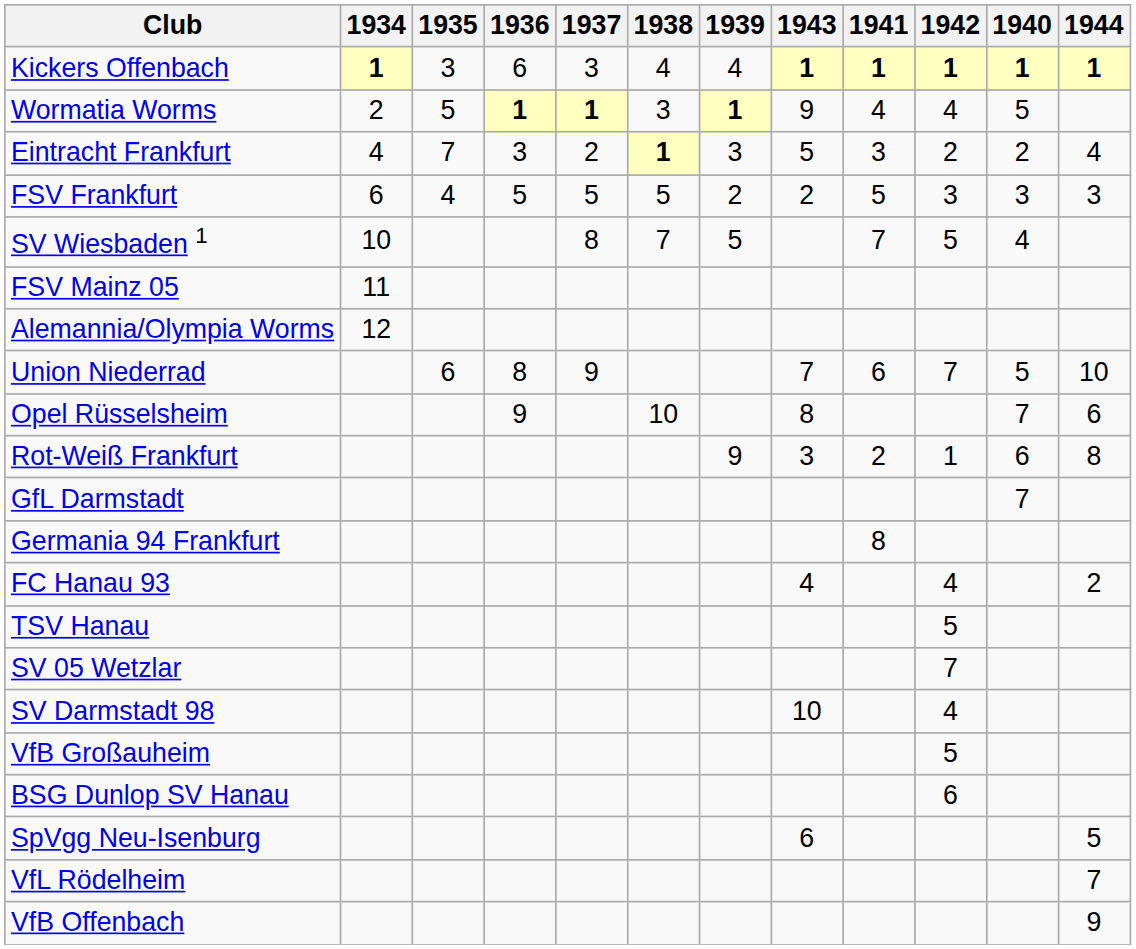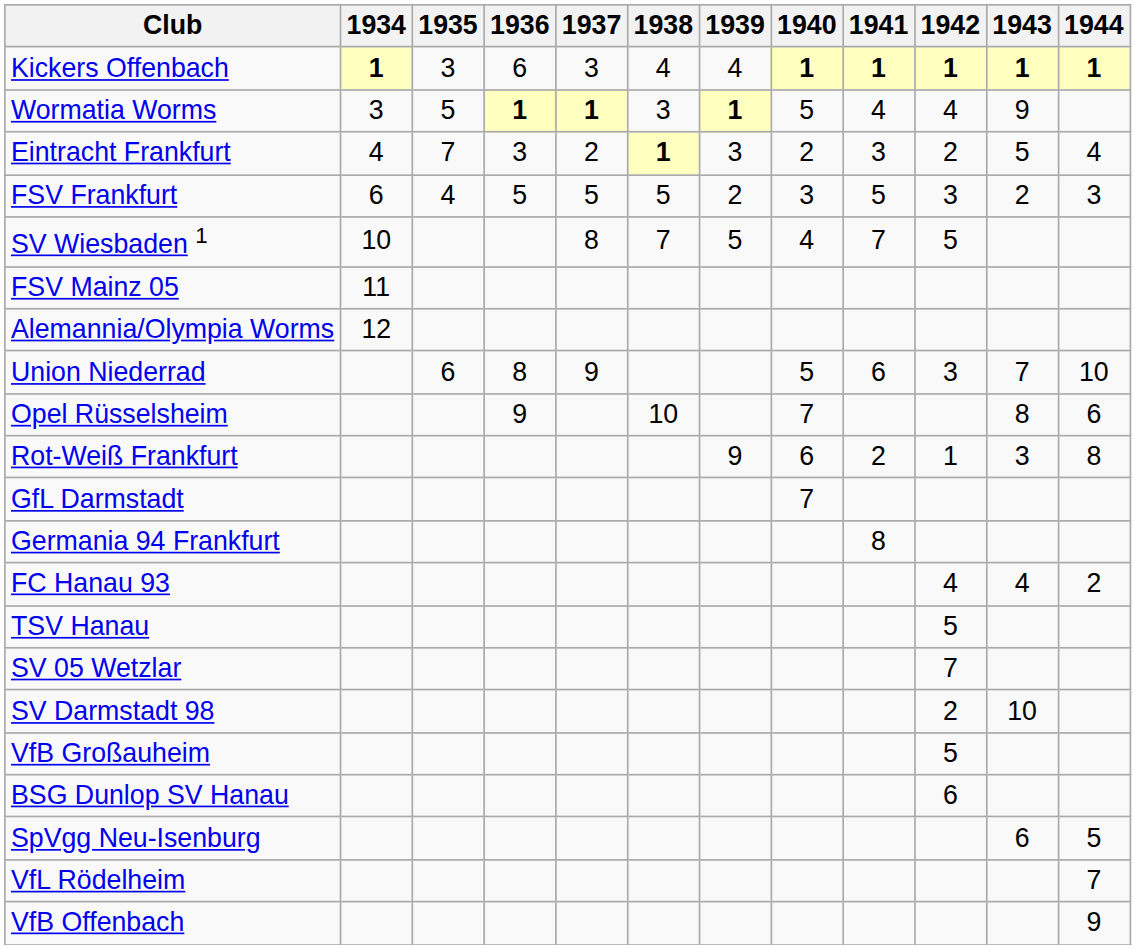columns swapped: (1022, 25) <-> (807, 25)
(376, 110) 2 -> (376, 110) 3
(950, 371) 7 -> (950, 371) 3
(950, 710) 4 -> (950, 710) 2
